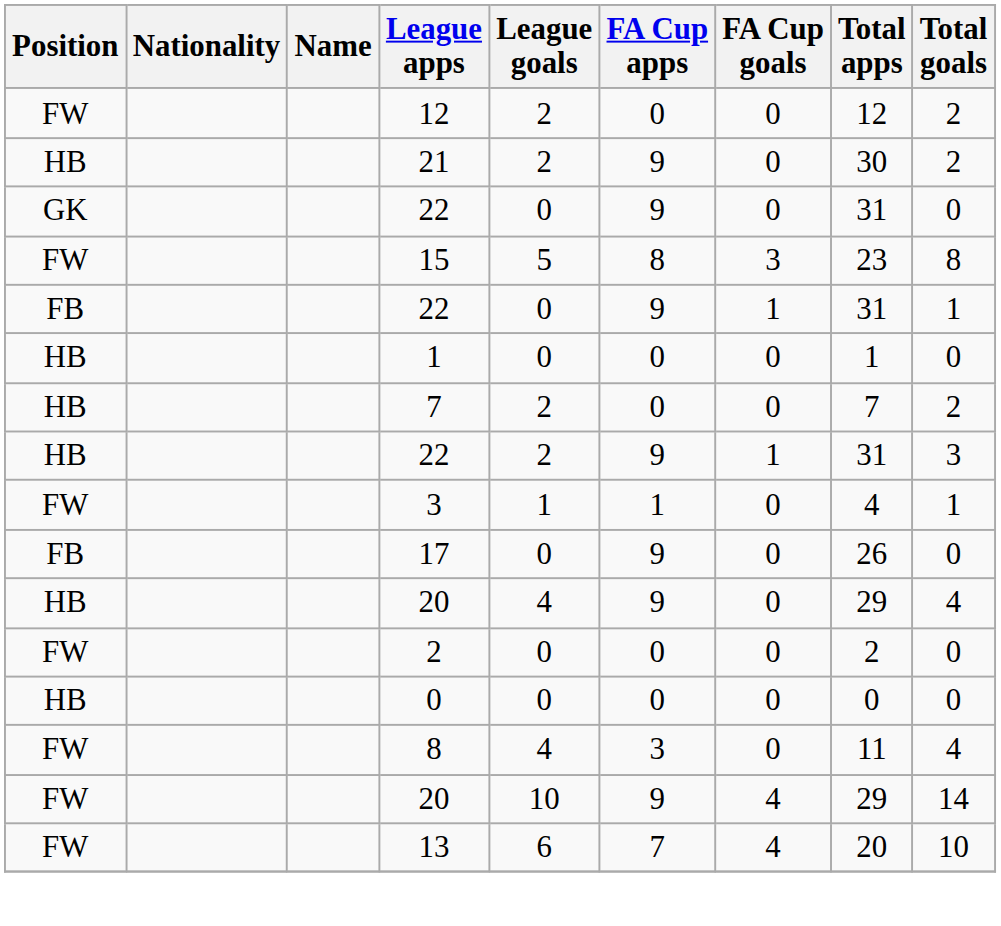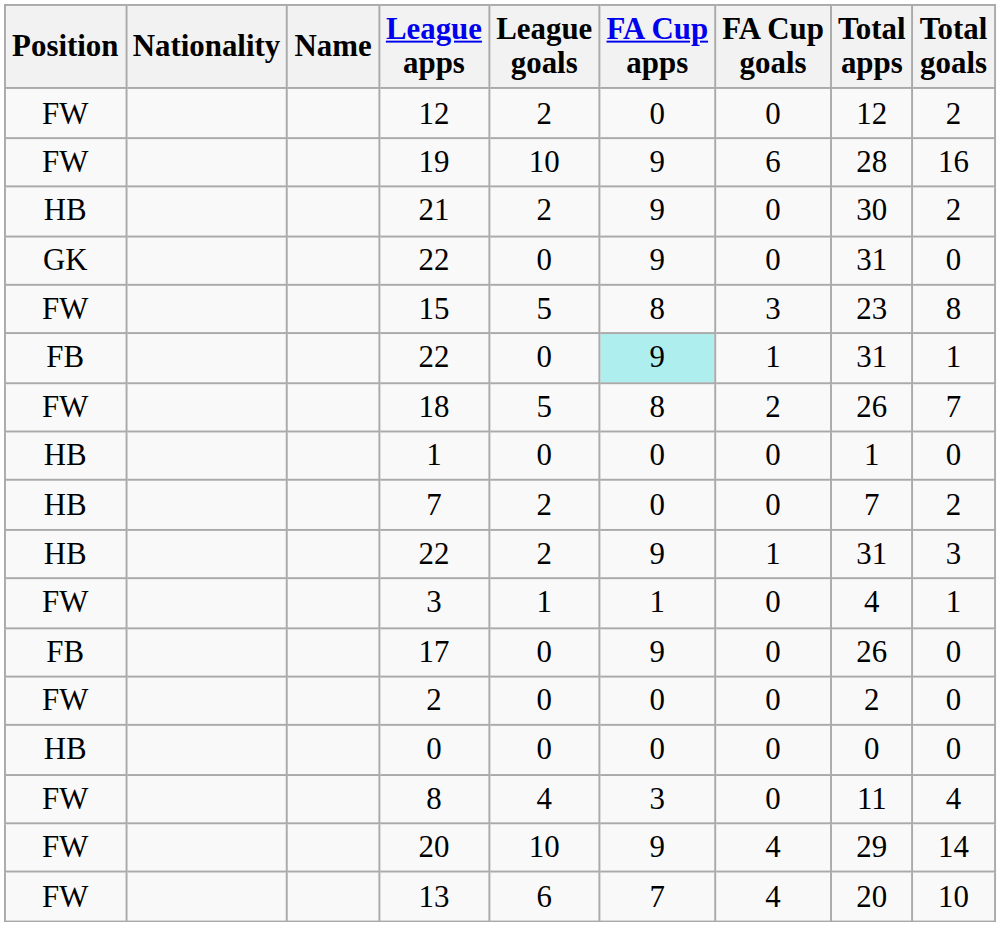+ row: (65, 161)
(657, 308) no background -> (657, 357) paleturquoise background
+ row: (65, 406)
- row: (65, 602)
